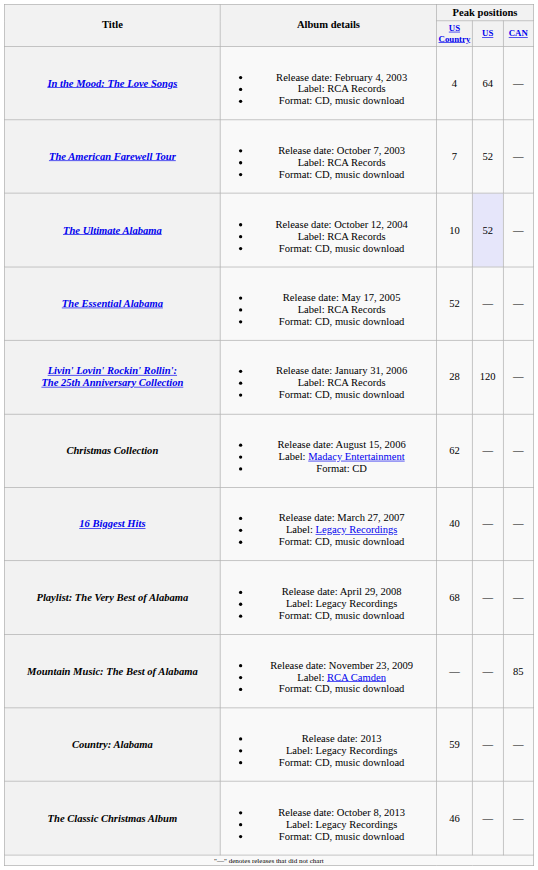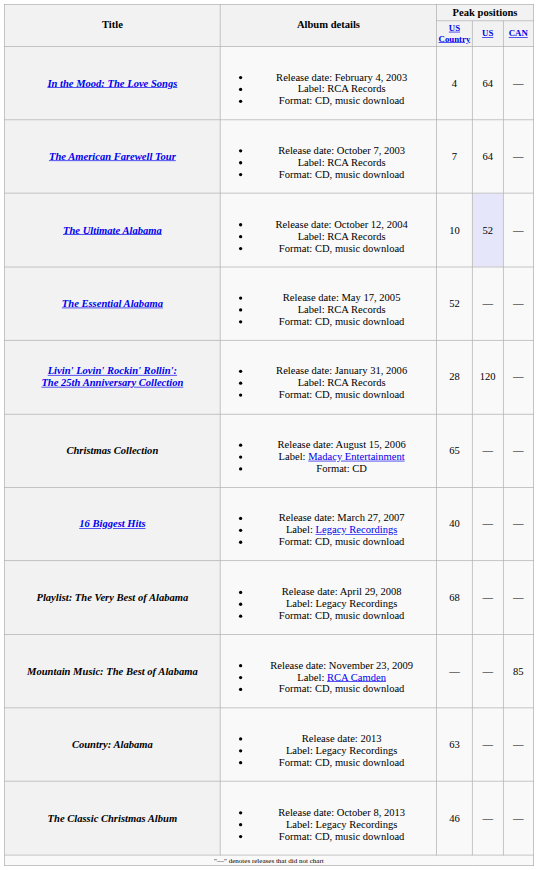(488, 156) 52 -> (488, 156) 64
(454, 450) 62 -> (454, 450) 65
(454, 744) 59 -> (454, 744) 63
